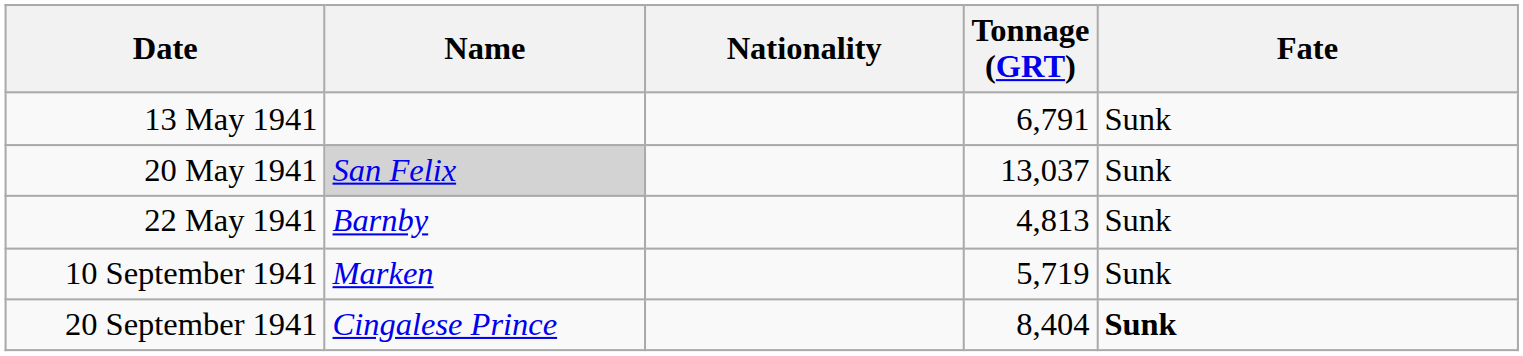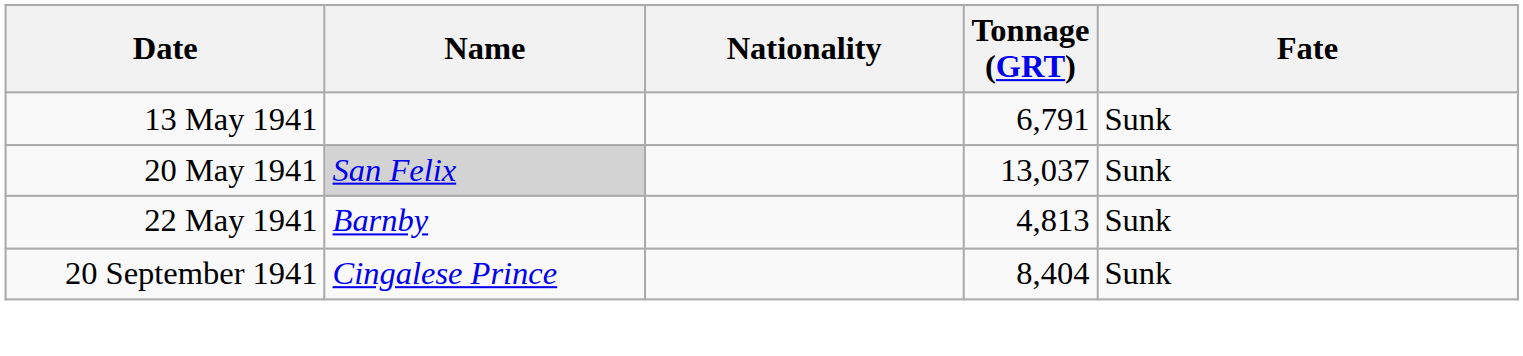- row: (191, 272)
(1141, 324) bold -> (1138, 272) normal
